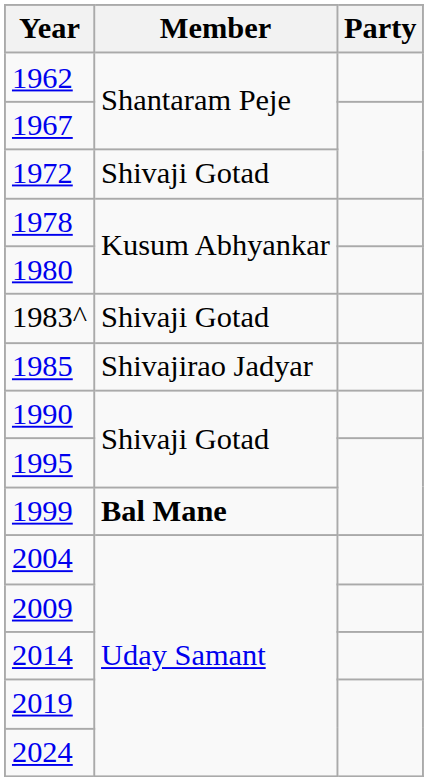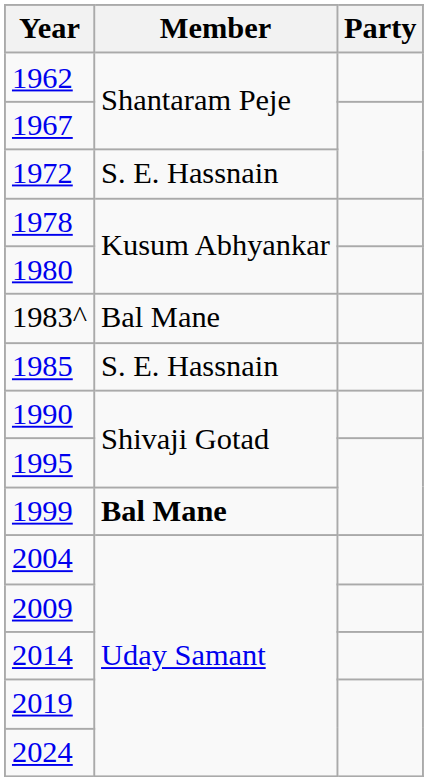(185, 173) Shivaji Gotad -> (190, 173) S. E. Hassnain
(185, 317) Shivaji Gotad -> (161, 317) Bal Mane
(207, 366) Shivajirao Jadyar -> (190, 366) S. E. Hassnain
